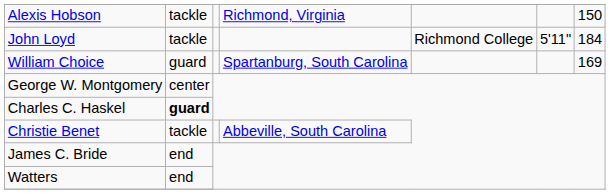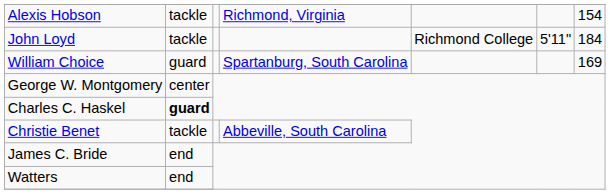(590, 16) 150 -> (590, 16) 154
